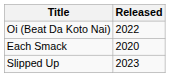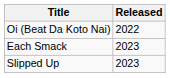(127, 47) 2020 -> (127, 47) 2023
